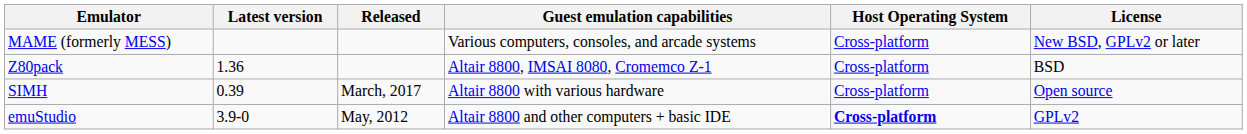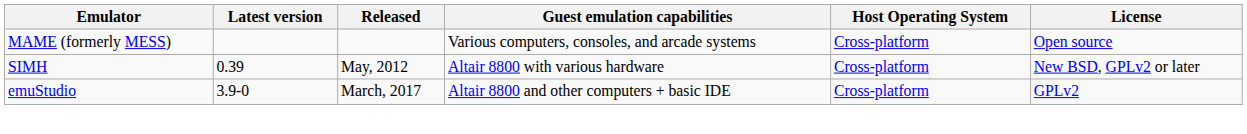(1117, 41) New BSD, GPLv2 or later -> (1073, 41) Open source
- row: (36, 66)
(381, 91) March, 2017 -> (375, 66) May, 2012
(1073, 91) Open source -> (1117, 66) New BSD, GPLv2 or later
(375, 116) May, 2012 -> (381, 91) March, 2017
(885, 116) bold -> (881, 91) normal
